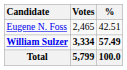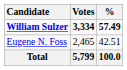rows swapped: (37, 42) <-> (37, 27)
